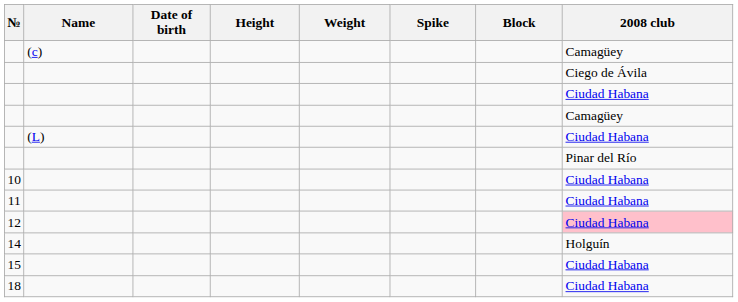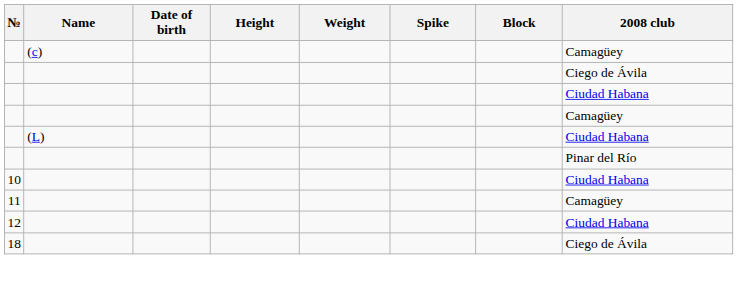(607, 200) Ciudad Habana -> (594, 200) Camagüey
(607, 222) pink background -> (607, 222) no background
- row: (14, 243)
- row: (14, 264)
(607, 286) Ciudad Habana -> (606, 243) Ciego de Ávila
